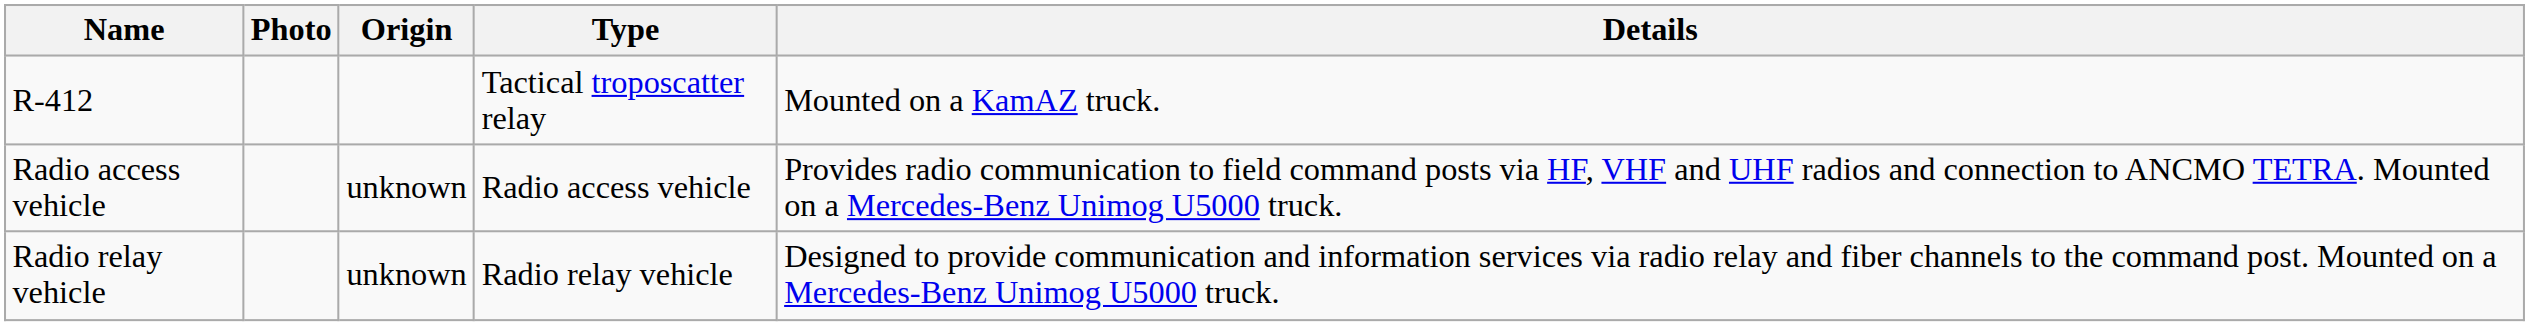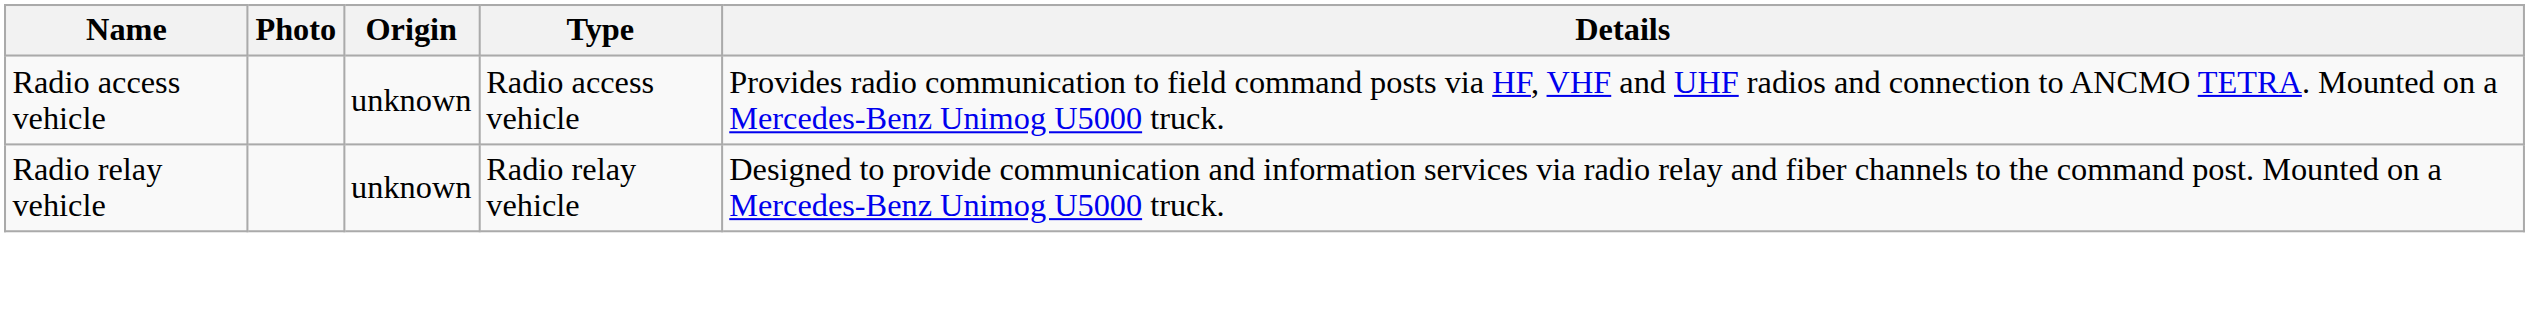- row: (53, 99)
